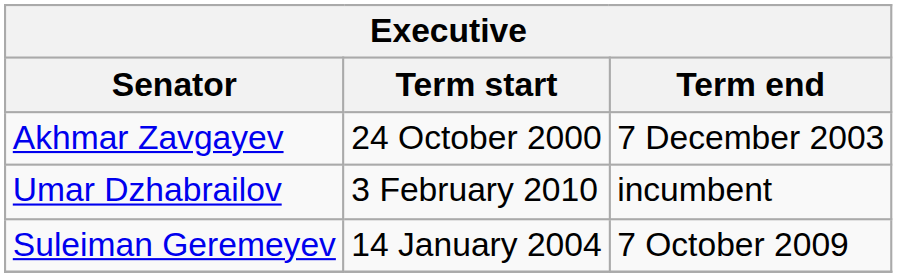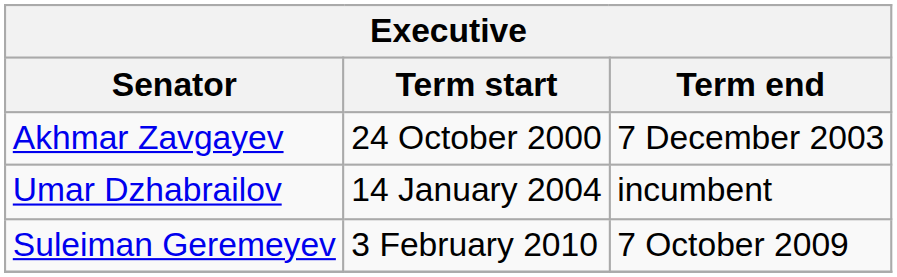(475, 191) 3 February 2010 -> (477, 191) 14 January 2004
(477, 244) 14 January 2004 -> (475, 244) 3 February 2010
